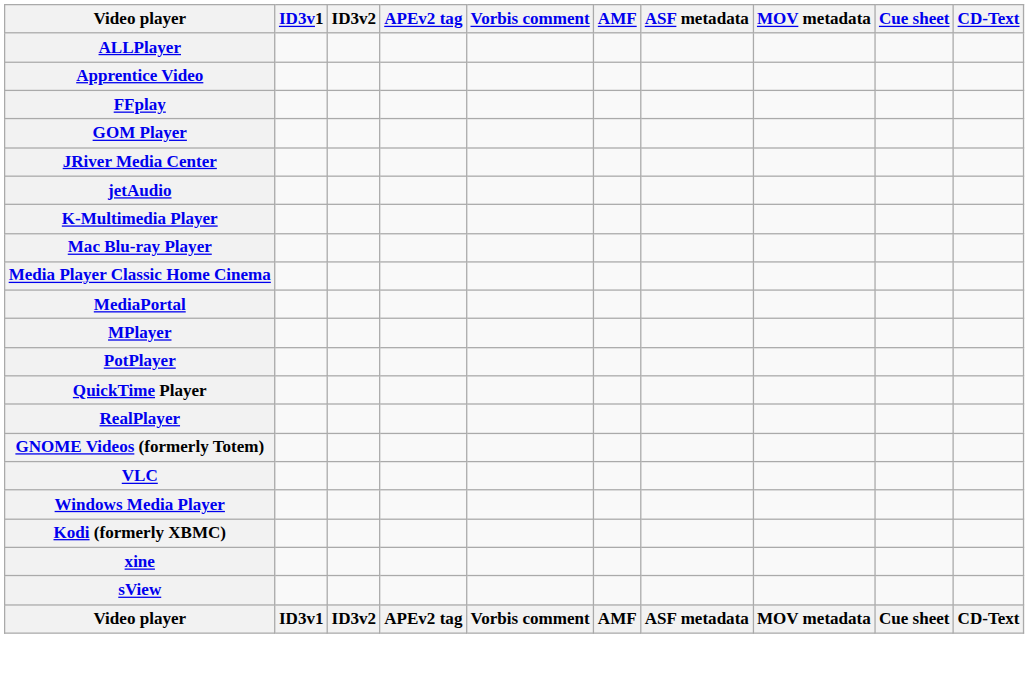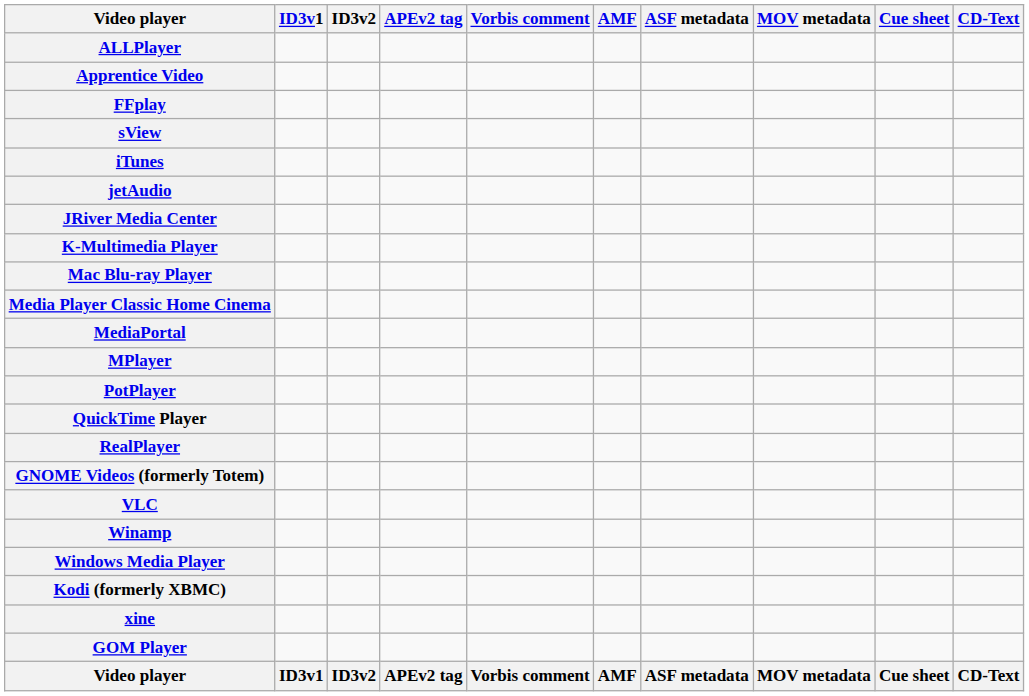rows swapped: (140, 133) <-> (140, 590)
+ row: (140, 161)
rows swapped: (140, 190) <-> (140, 161)
+ row: (140, 533)
